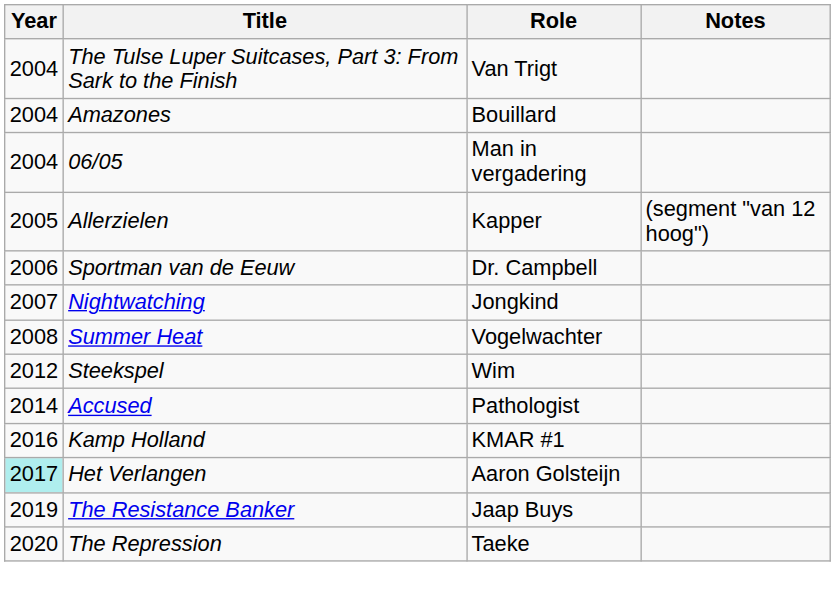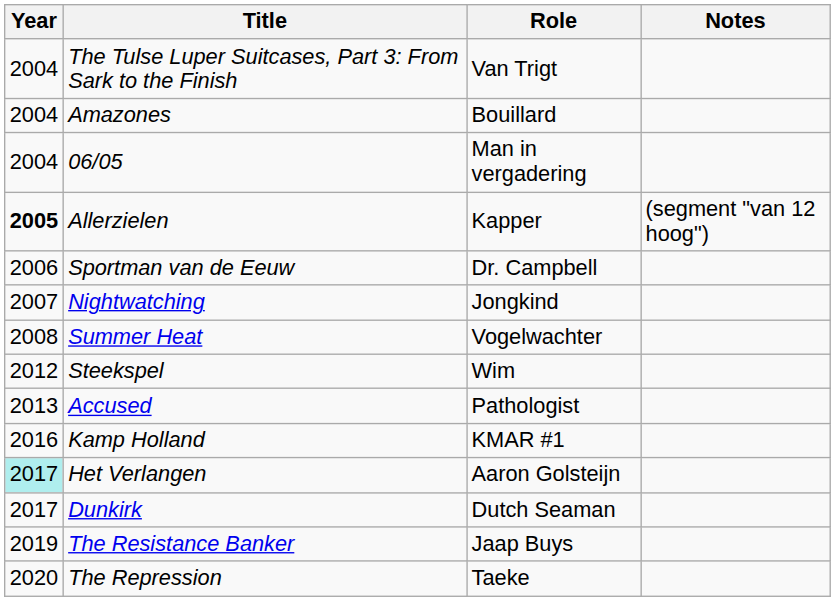(34, 220) normal -> (34, 220) bold
(34, 405) 2014 -> (34, 405) 2013
+ row: (105, 509)
